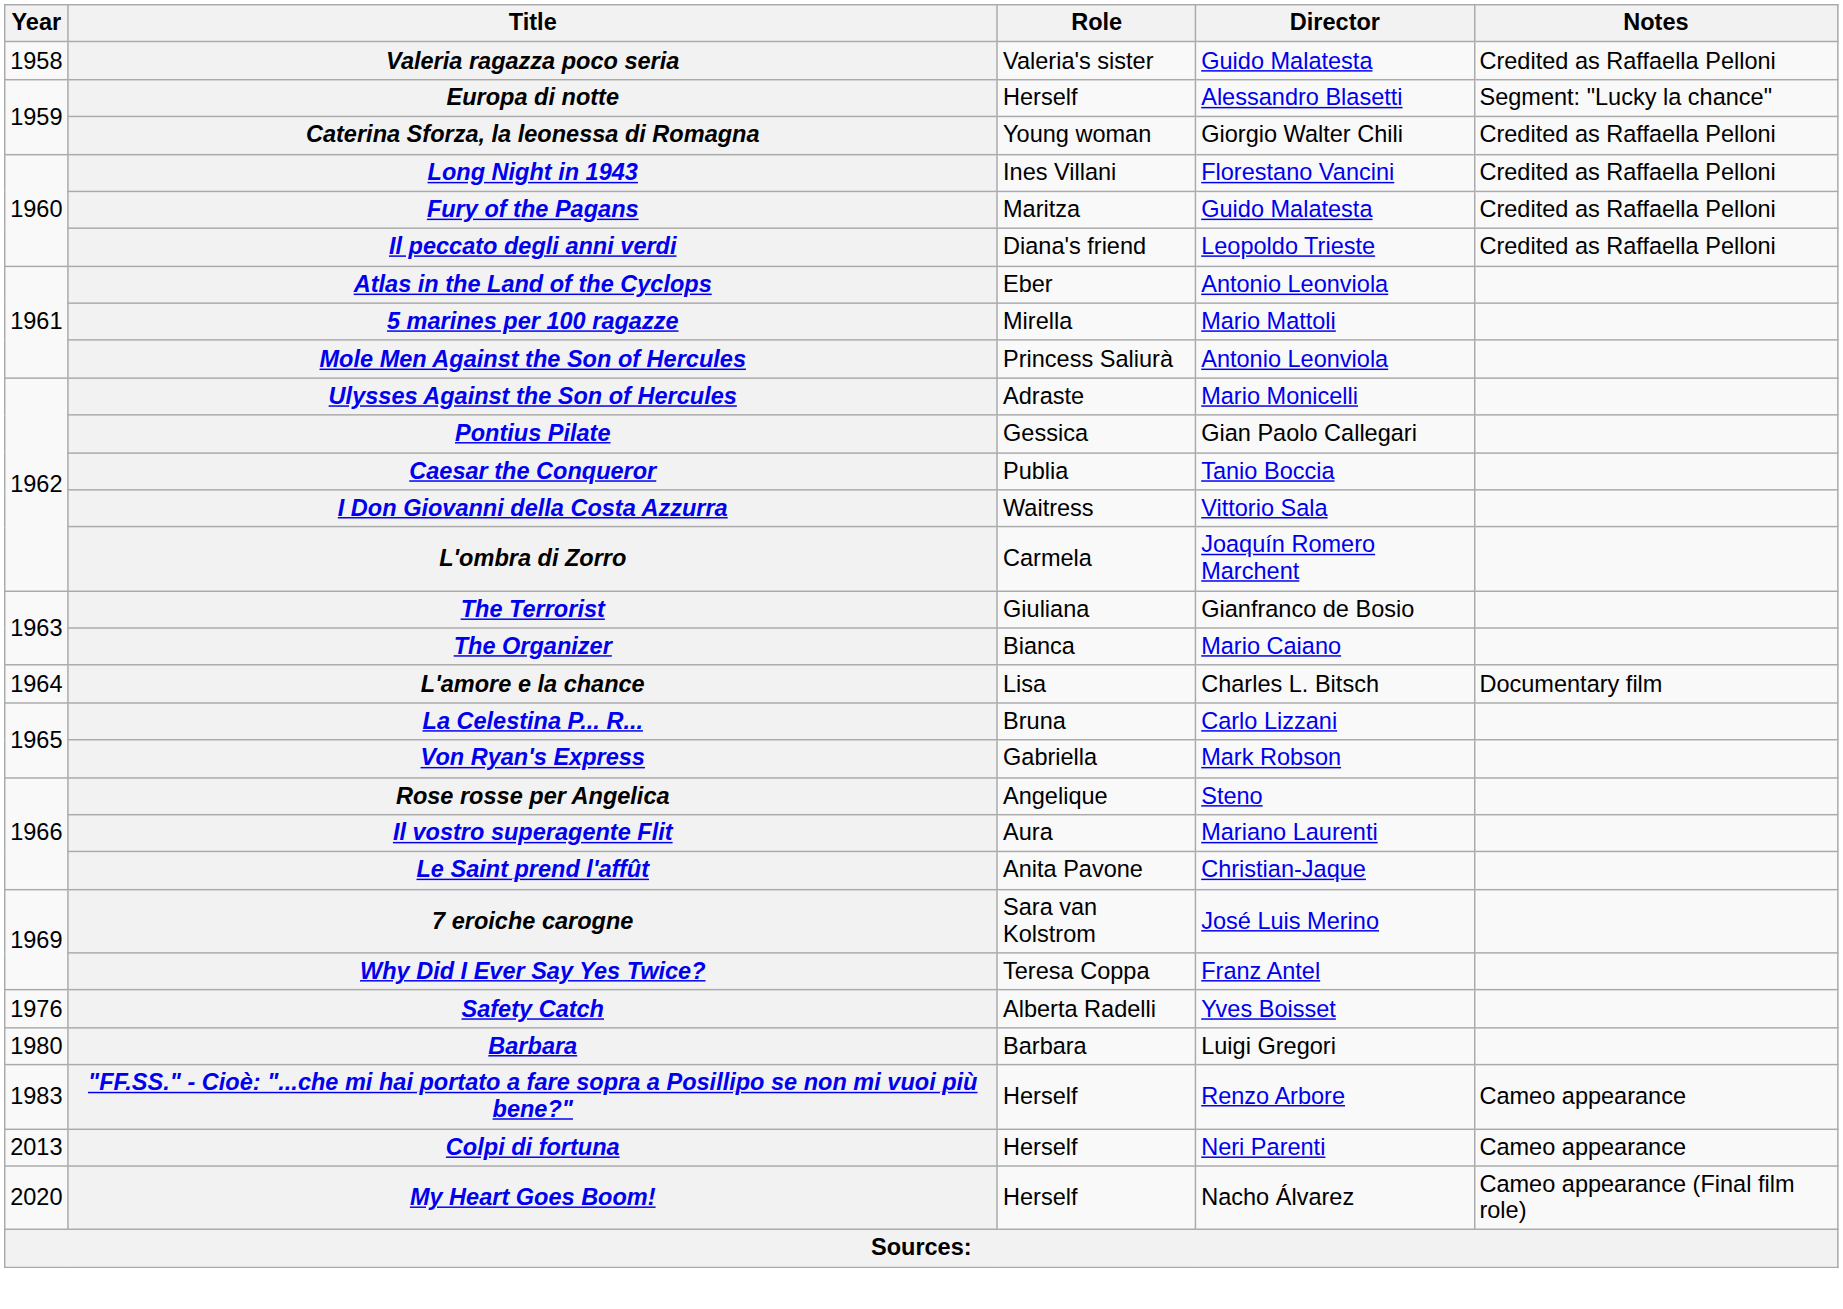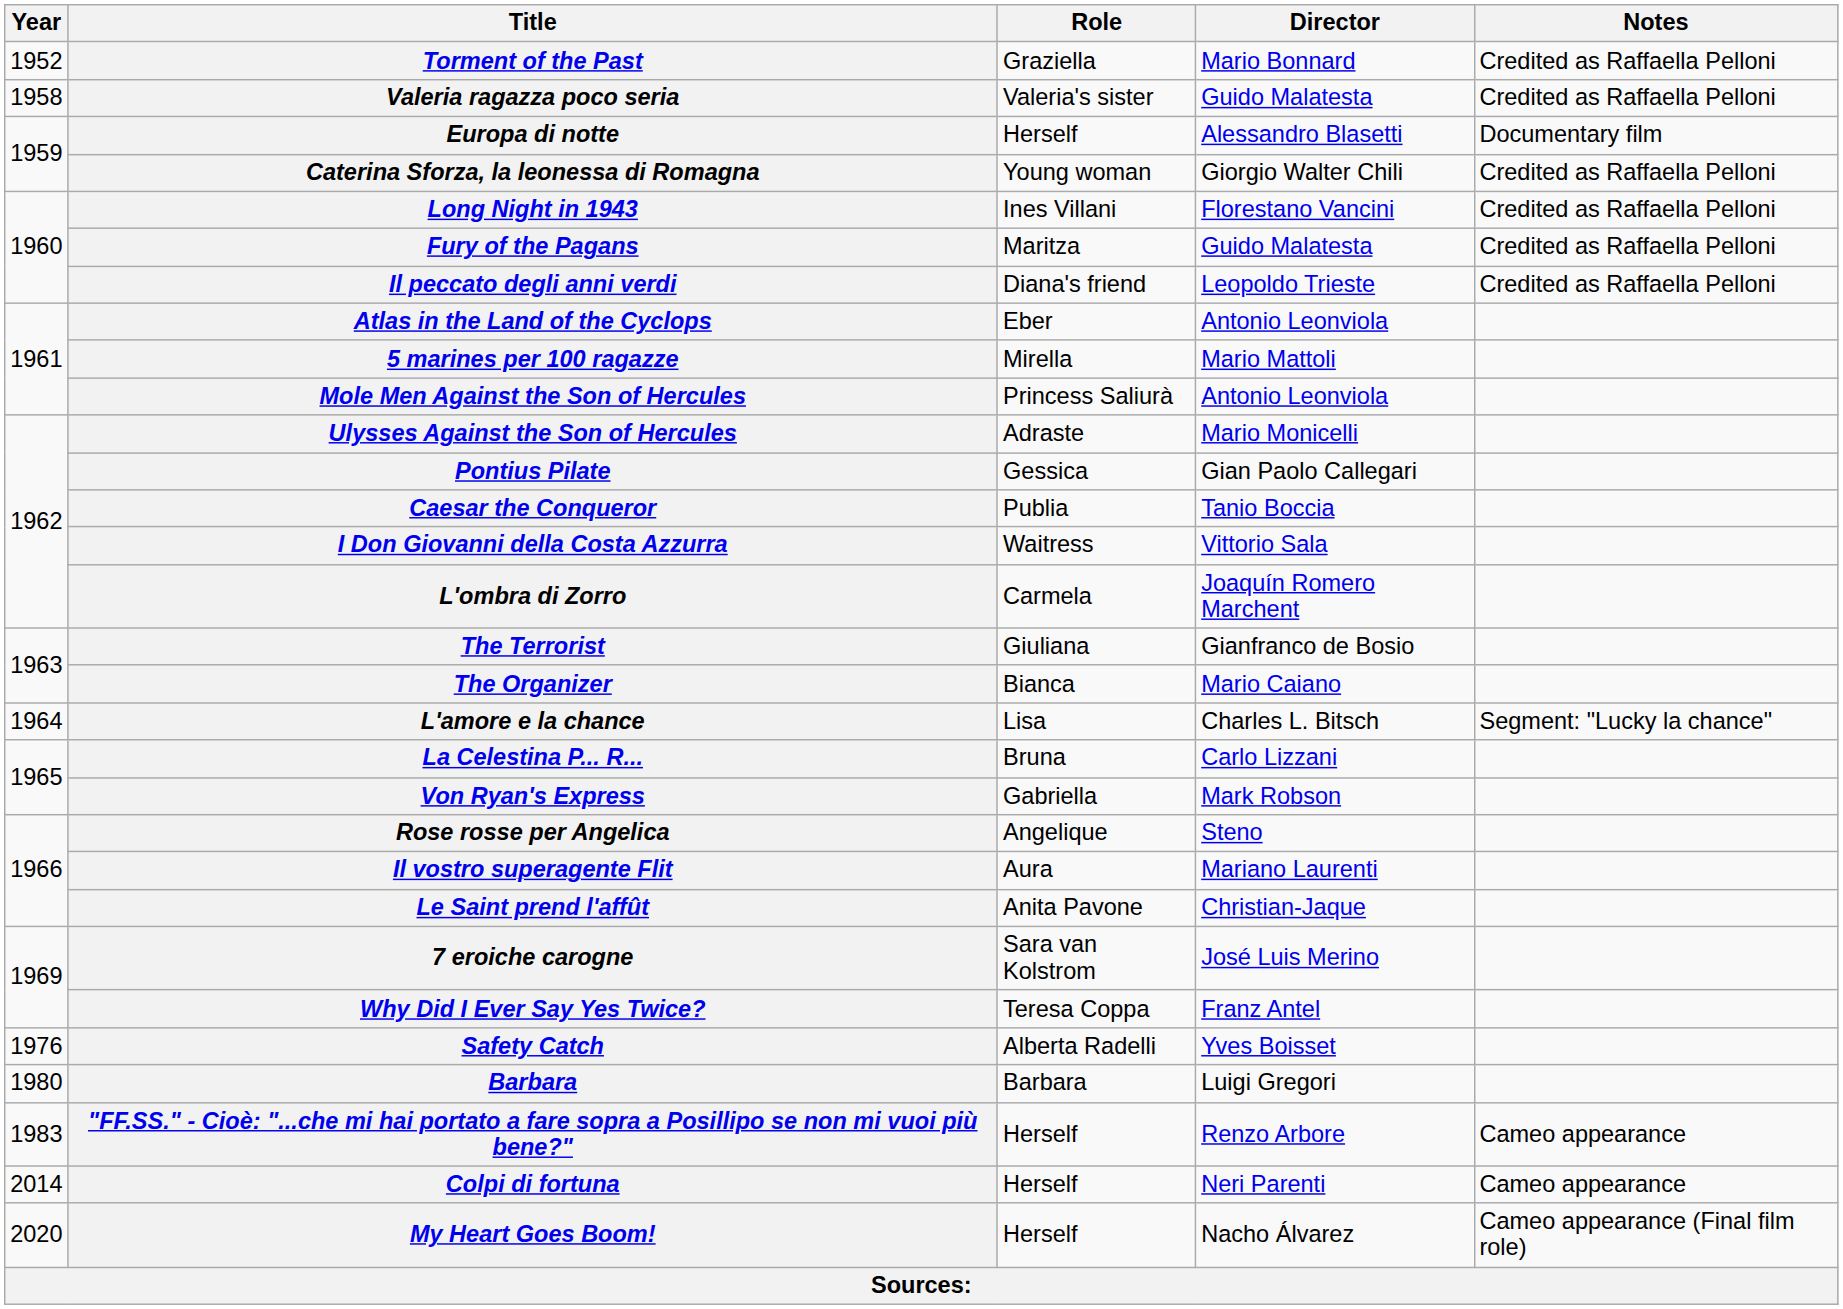+ row: (533, 60)
(1626, 97) Segment: "Lucky la chance" -> (1571, 135) Documentary film
(1571, 683) Documentary film -> (1626, 721) Segment: "Lucky la chance"
(36, 1146) 2013 -> (36, 1184) 2014
